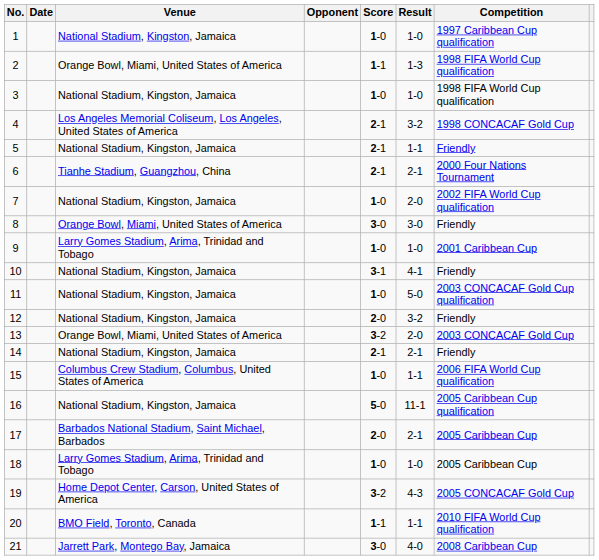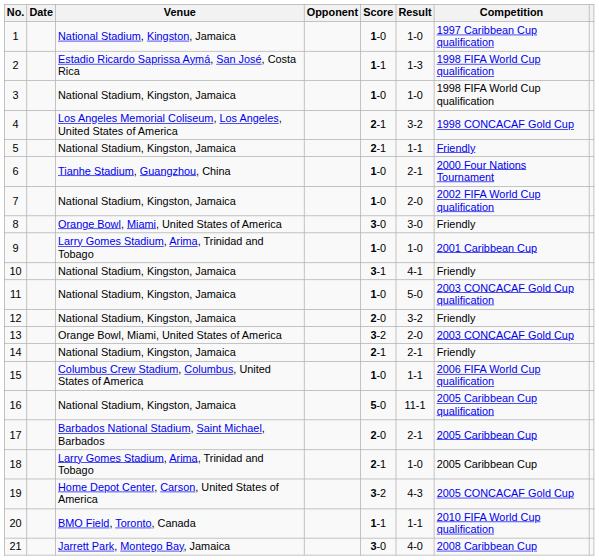(170, 65) Orange Bowl, Miami, United States of America -> (177, 65) Estadio Ricardo Saprissa Aymá, San José, Costa Rica
(378, 171) 2-1 -> (378, 171) 1-0
(378, 464) 1-0 -> (378, 464) 2-1
